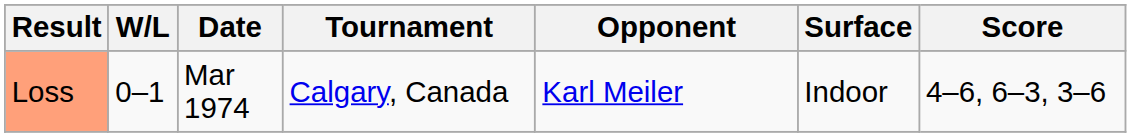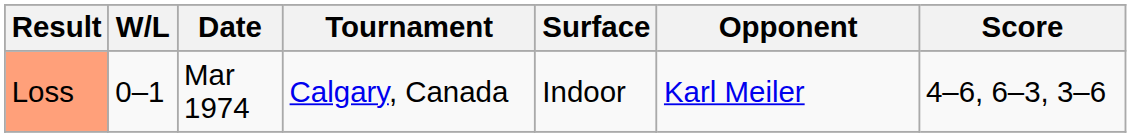columns swapped: (858, 27) <-> (667, 27)
